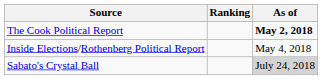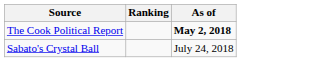- row: (106, 48)
(285, 65) lightgrey background -> (204, 48) no background
